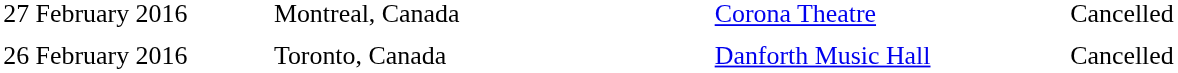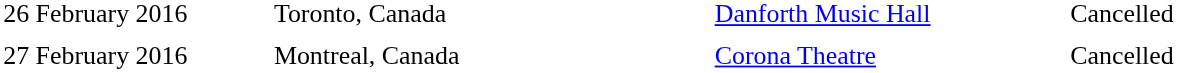rows swapped: (95, 55) <-> (95, 13)
